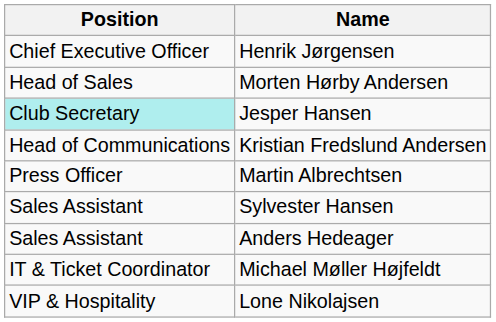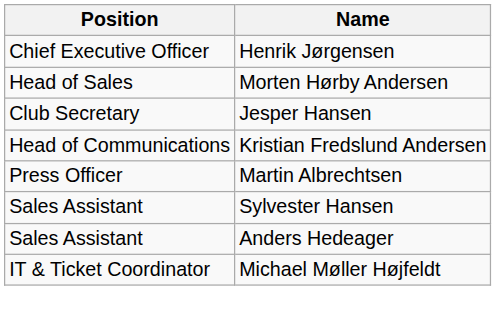(74, 113) paleturquoise background -> (74, 113) no background
- row: (309, 301)
